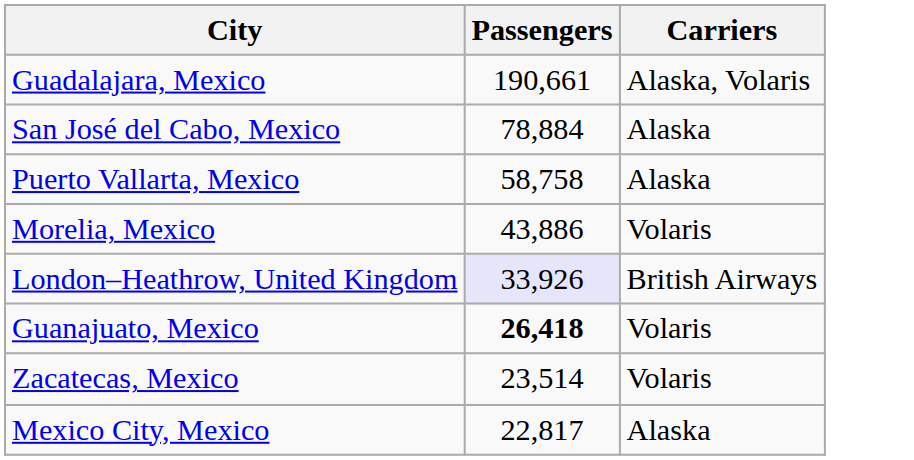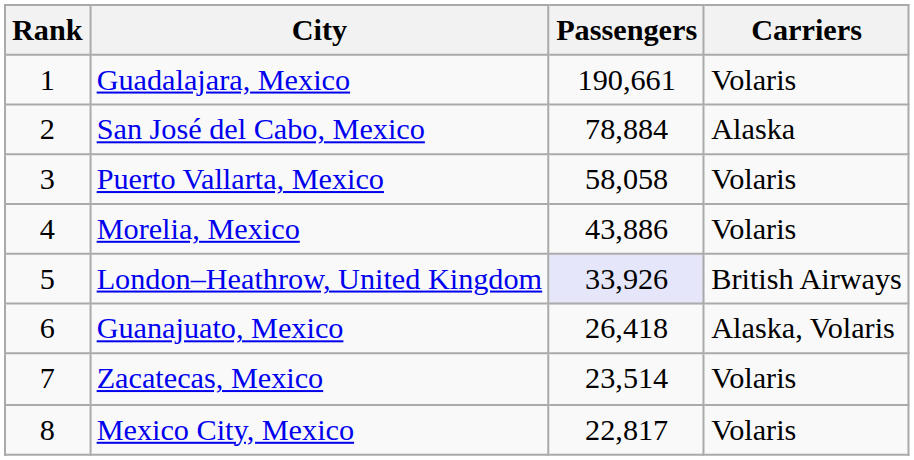+ column: (47, 29)
(718, 79) Alaska, Volaris -> (754, 79) Volaris
(542, 179) 58,758 -> (627, 179) 58,058
(669, 179) Alaska -> (754, 179) Volaris
(542, 328) bold -> (627, 328) normal
(669, 328) Volaris -> (803, 328) Alaska, Volaris
(669, 428) Alaska -> (754, 428) Volaris
